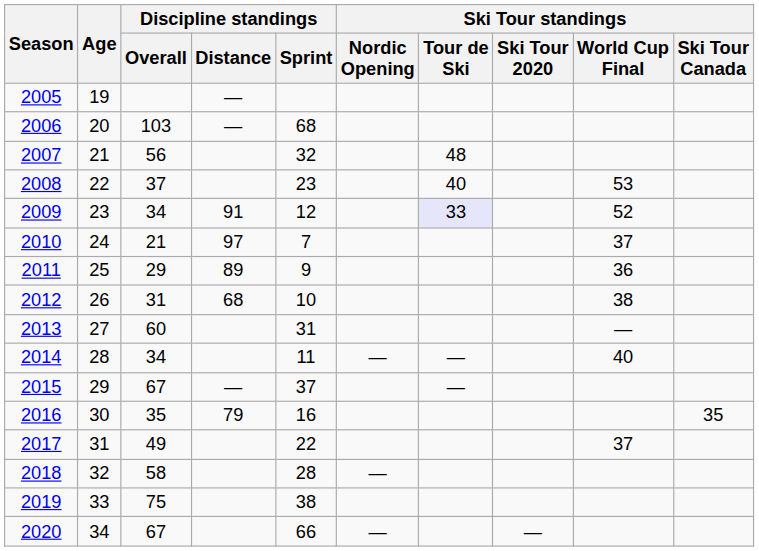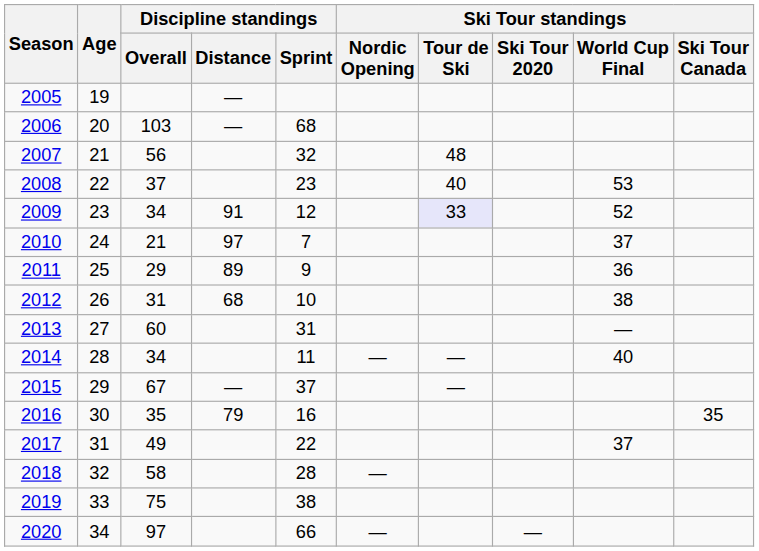(156, 531) 67 -> (156, 531) 97
